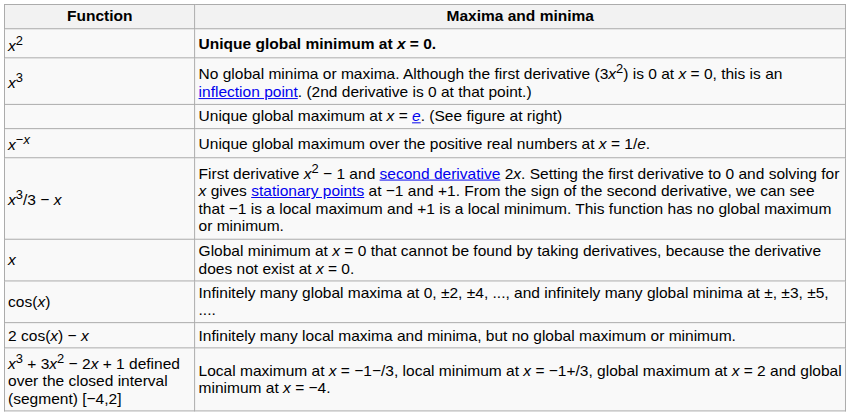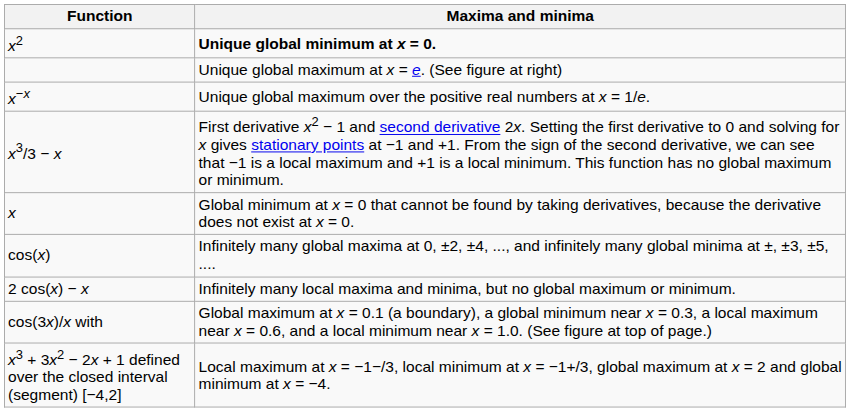- row: (16, 81)
+ row: (56, 322)
